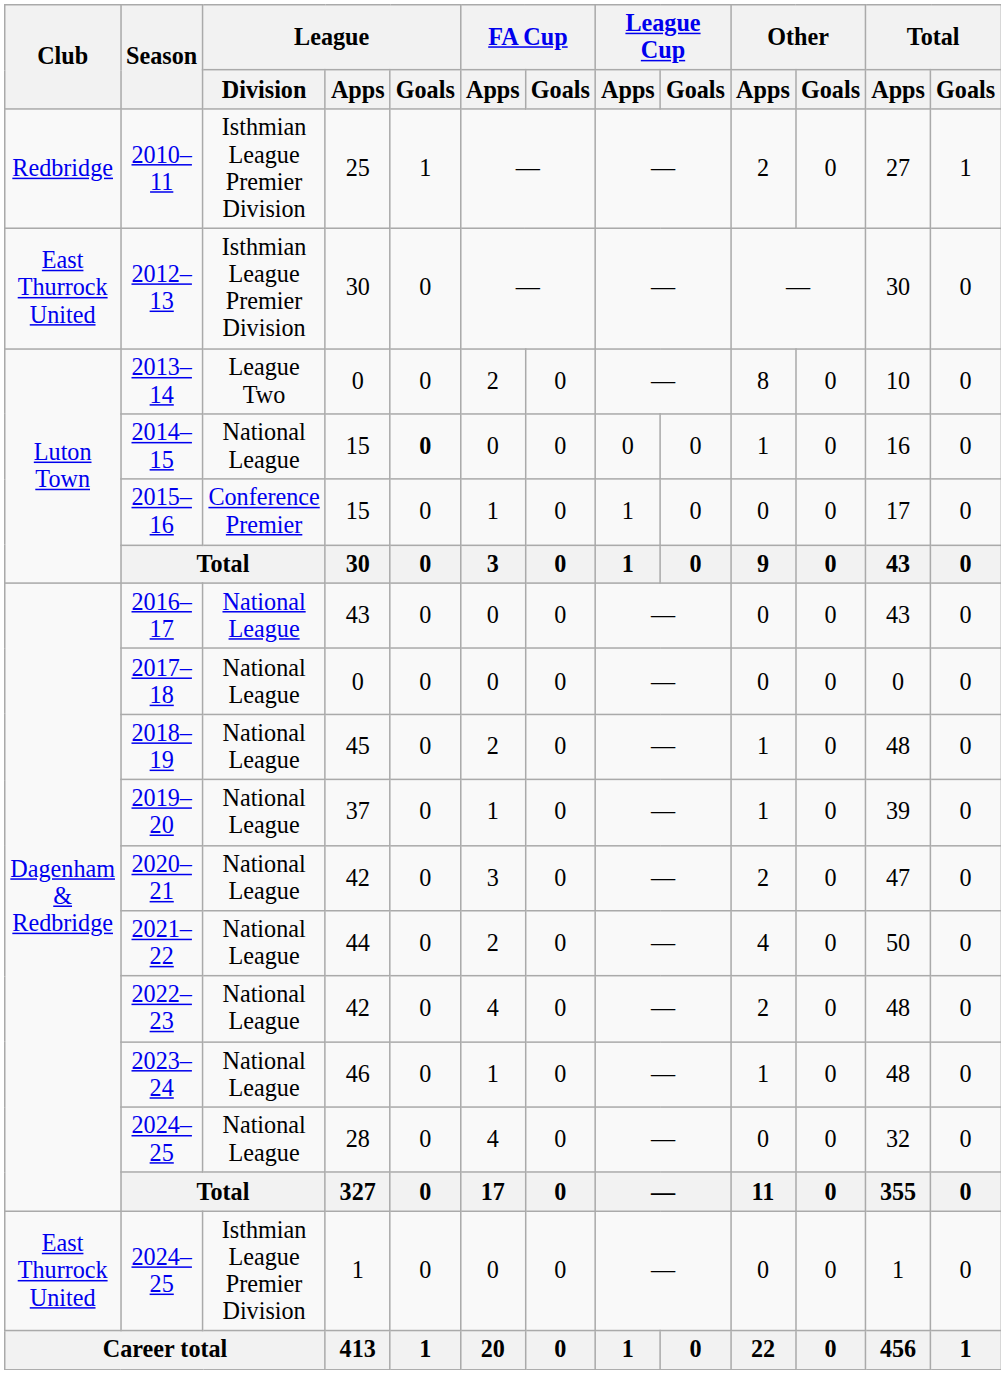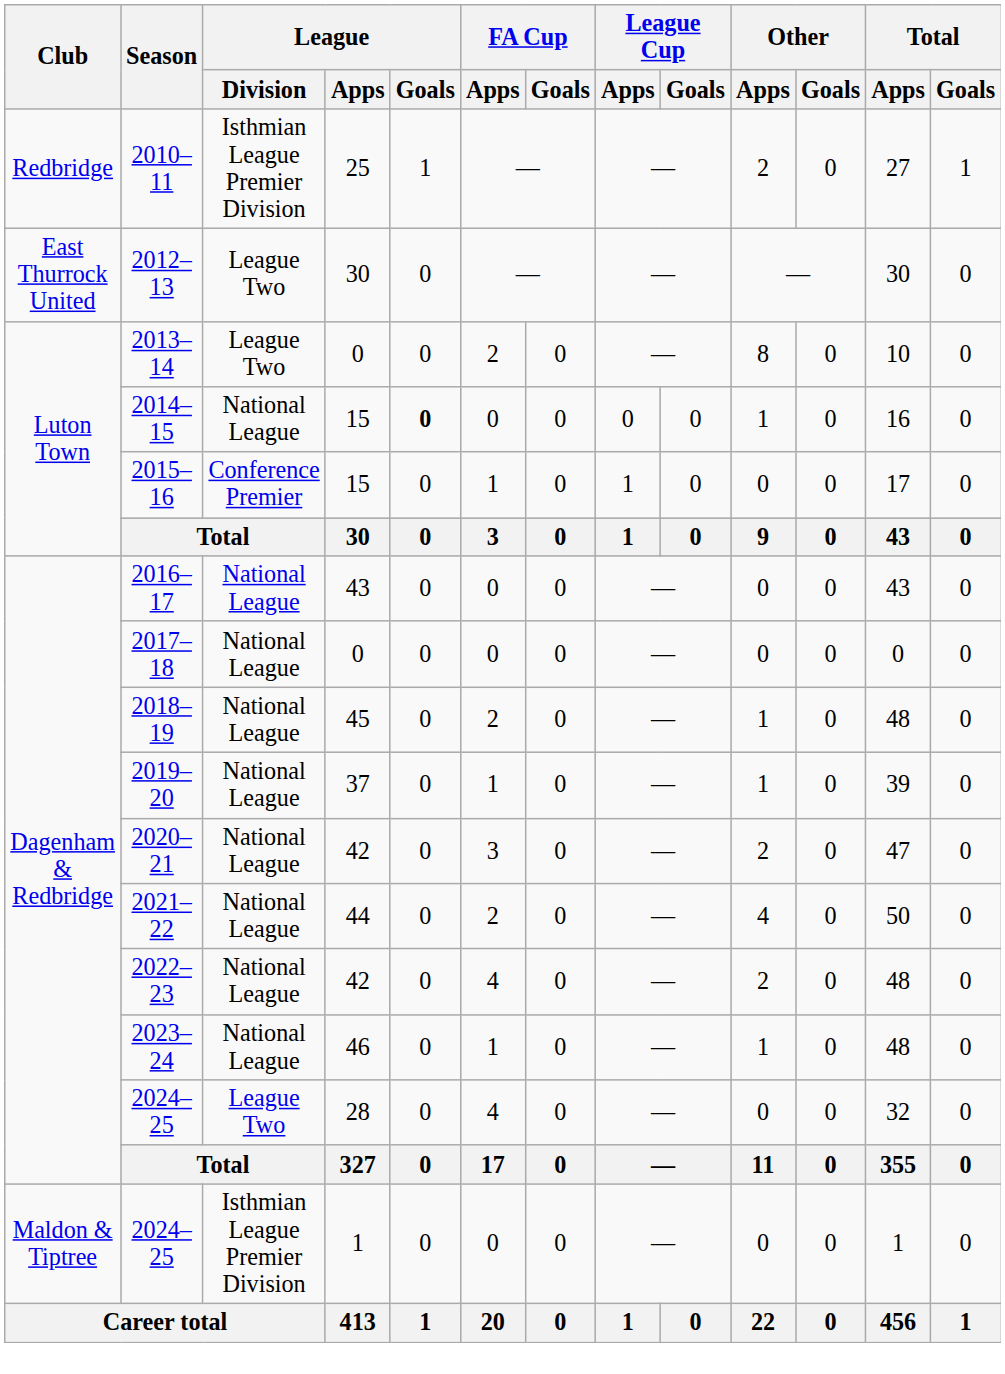(264, 288) Isthmian League Premier Division -> (264, 274) League Two
(264, 1139) National League -> (264, 1112) League Two
(63, 1270) East Thurrock United -> (63, 1243) Maldon & Tiptree
